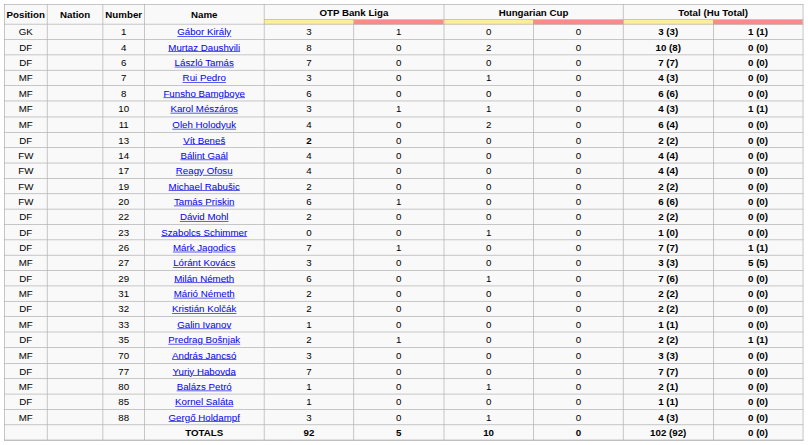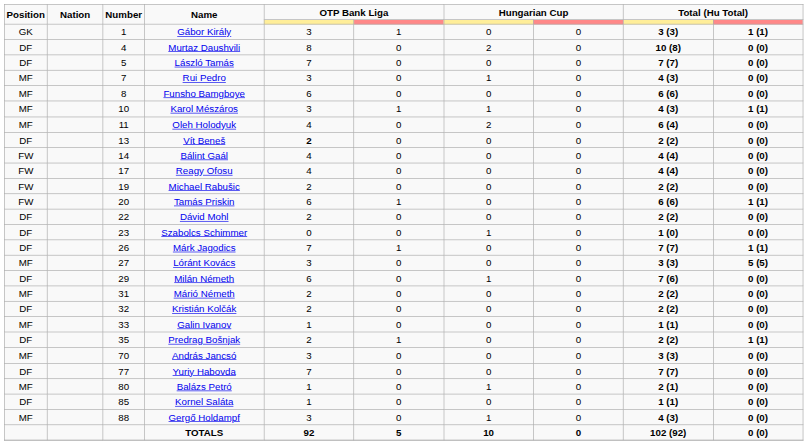(124, 63) 6 -> (124, 63) 5
(758, 202) 0 (0) -> (758, 202) 1 (1)
